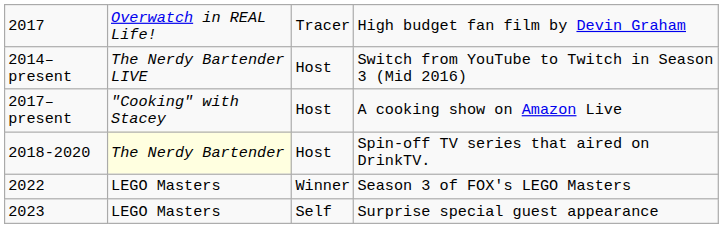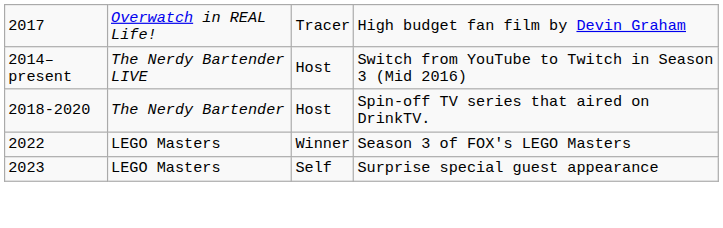- row: (490, 110)
(198, 153) lightyellow background -> (198, 110) no background
